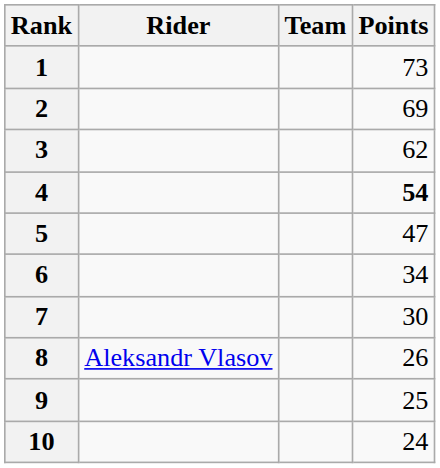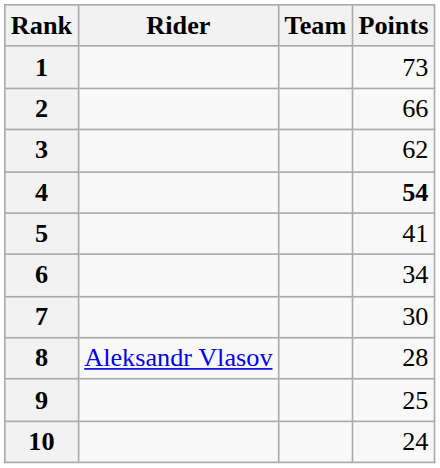(415, 108) 69 -> (415, 108) 66
(415, 233) 47 -> (415, 233) 41
(415, 358) 26 -> (415, 358) 28
